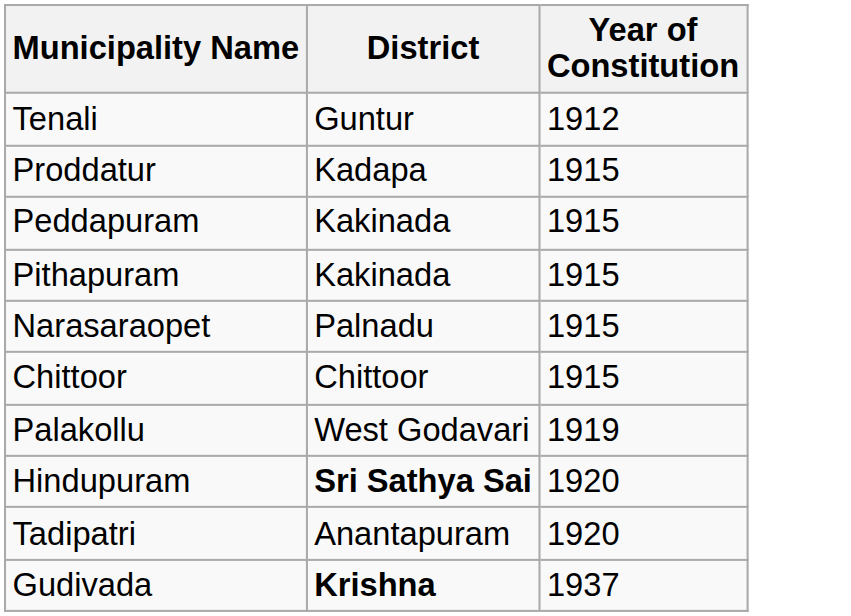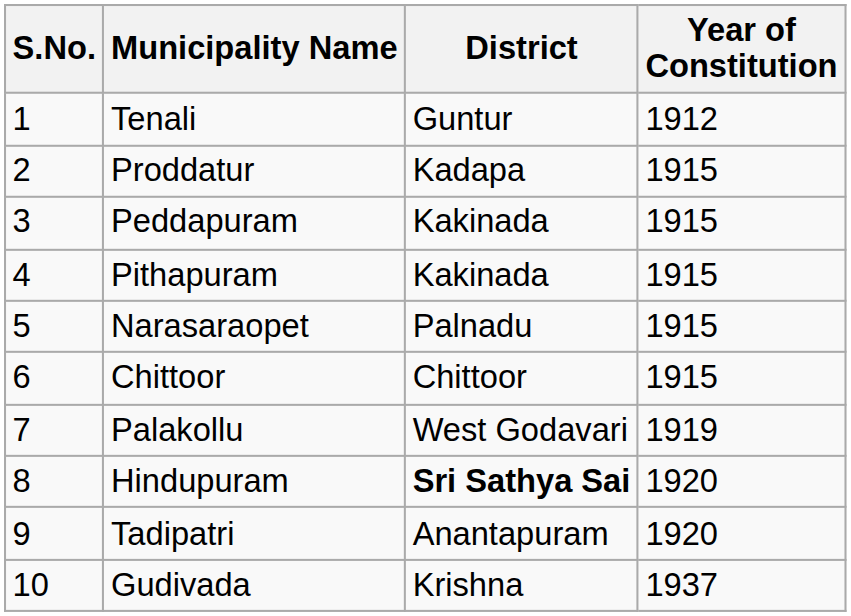+ column: (54, 48)
(375, 584) bold -> (468, 584) normal
